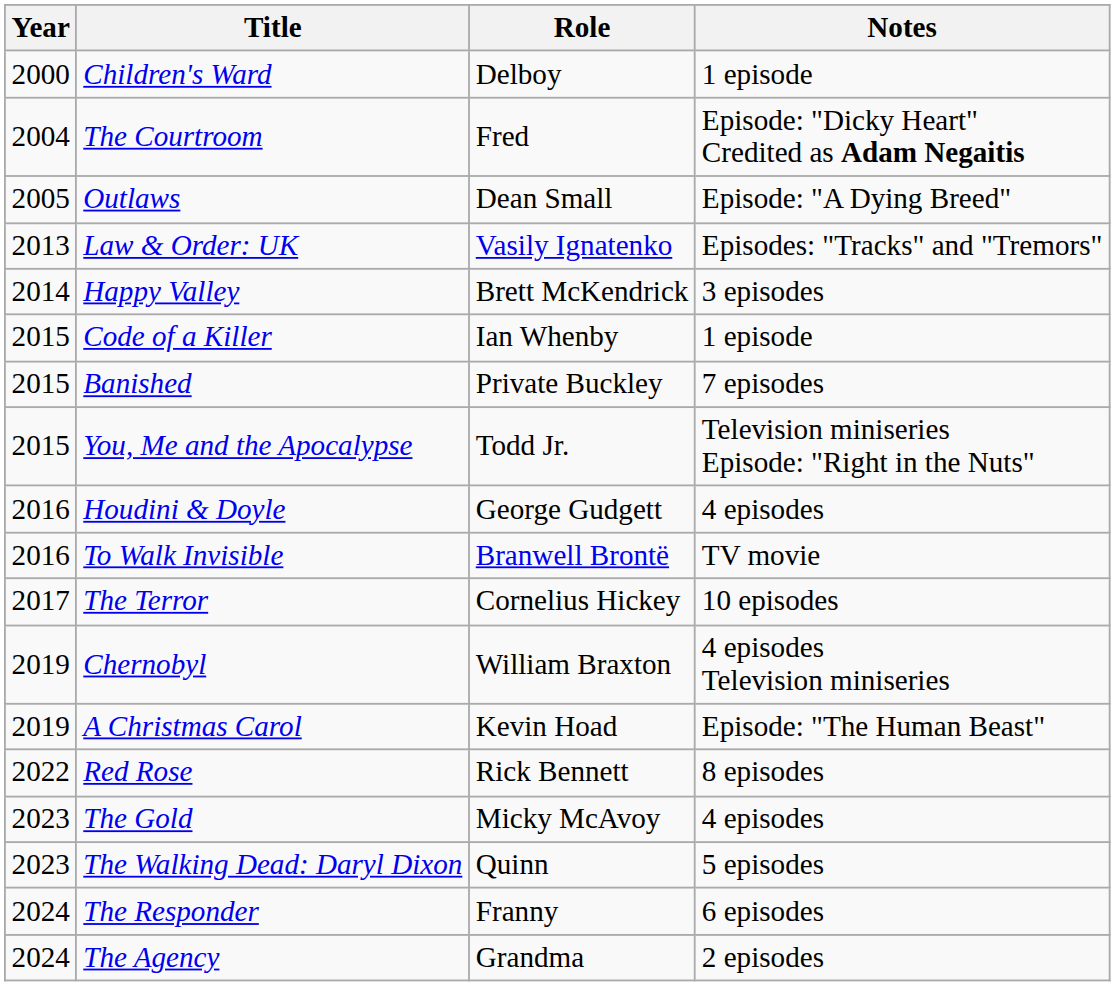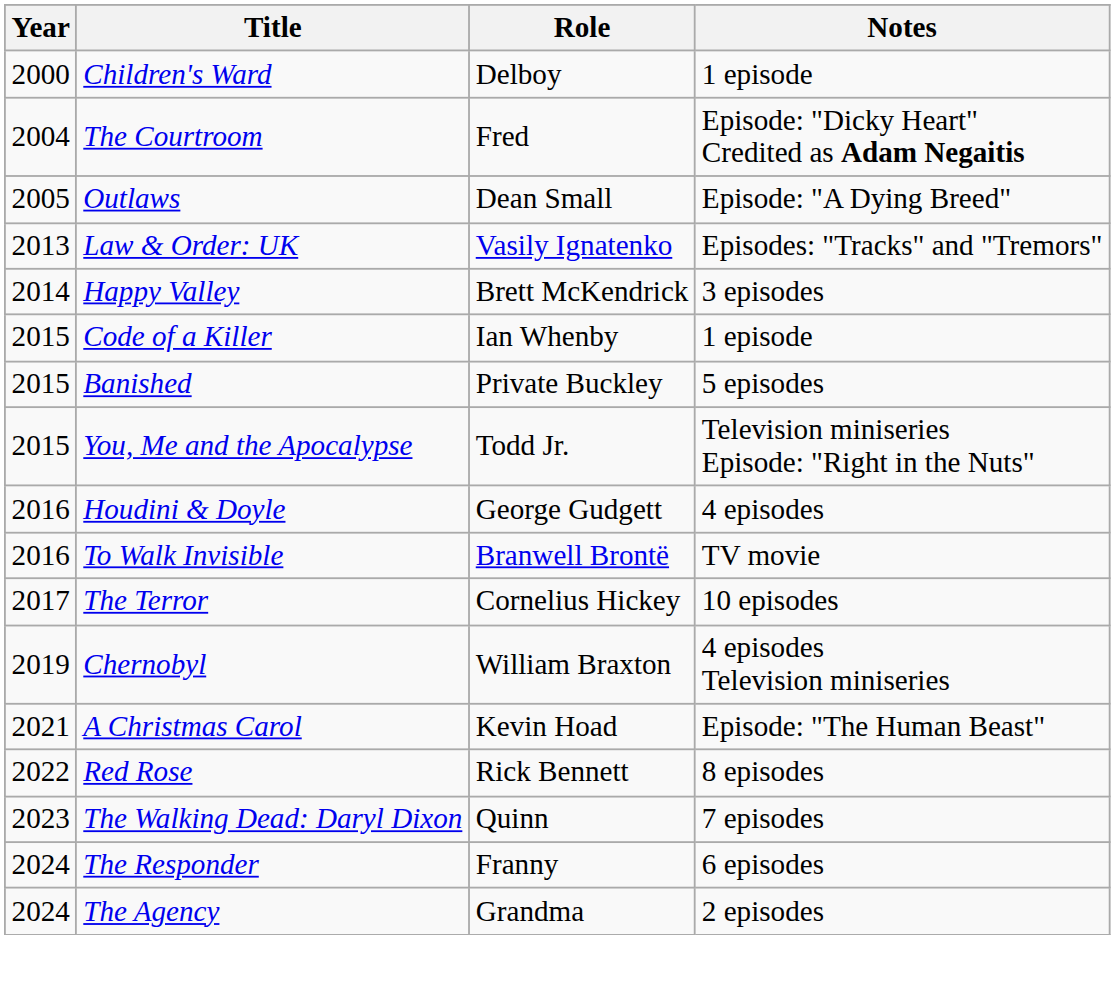(763, 383) 7 episodes -> (763, 383) 5 episodes
(41, 726) 2019 -> (41, 726) 2021
- row: (138, 818)
(763, 864) 5 episodes -> (763, 818) 7 episodes
